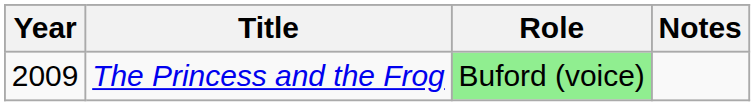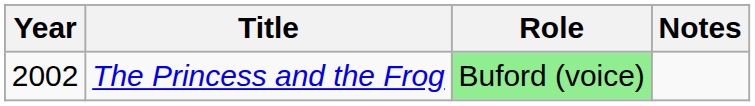(45, 75) 2009 -> (45, 75) 2002
